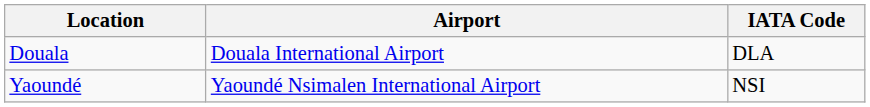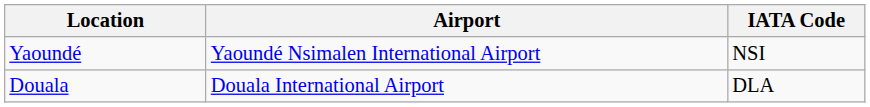rows swapped: (39, 53) <-> (45, 85)
